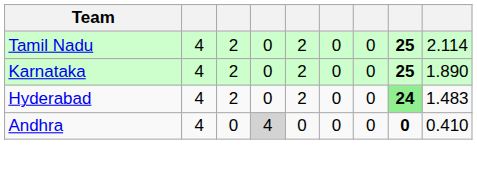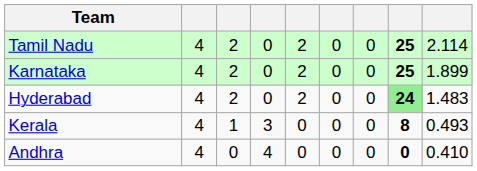(447, 71) 1.890 -> (447, 71) 1.899
+ row: (33, 125)
(268, 125) lightgrey background -> (268, 152) no background
